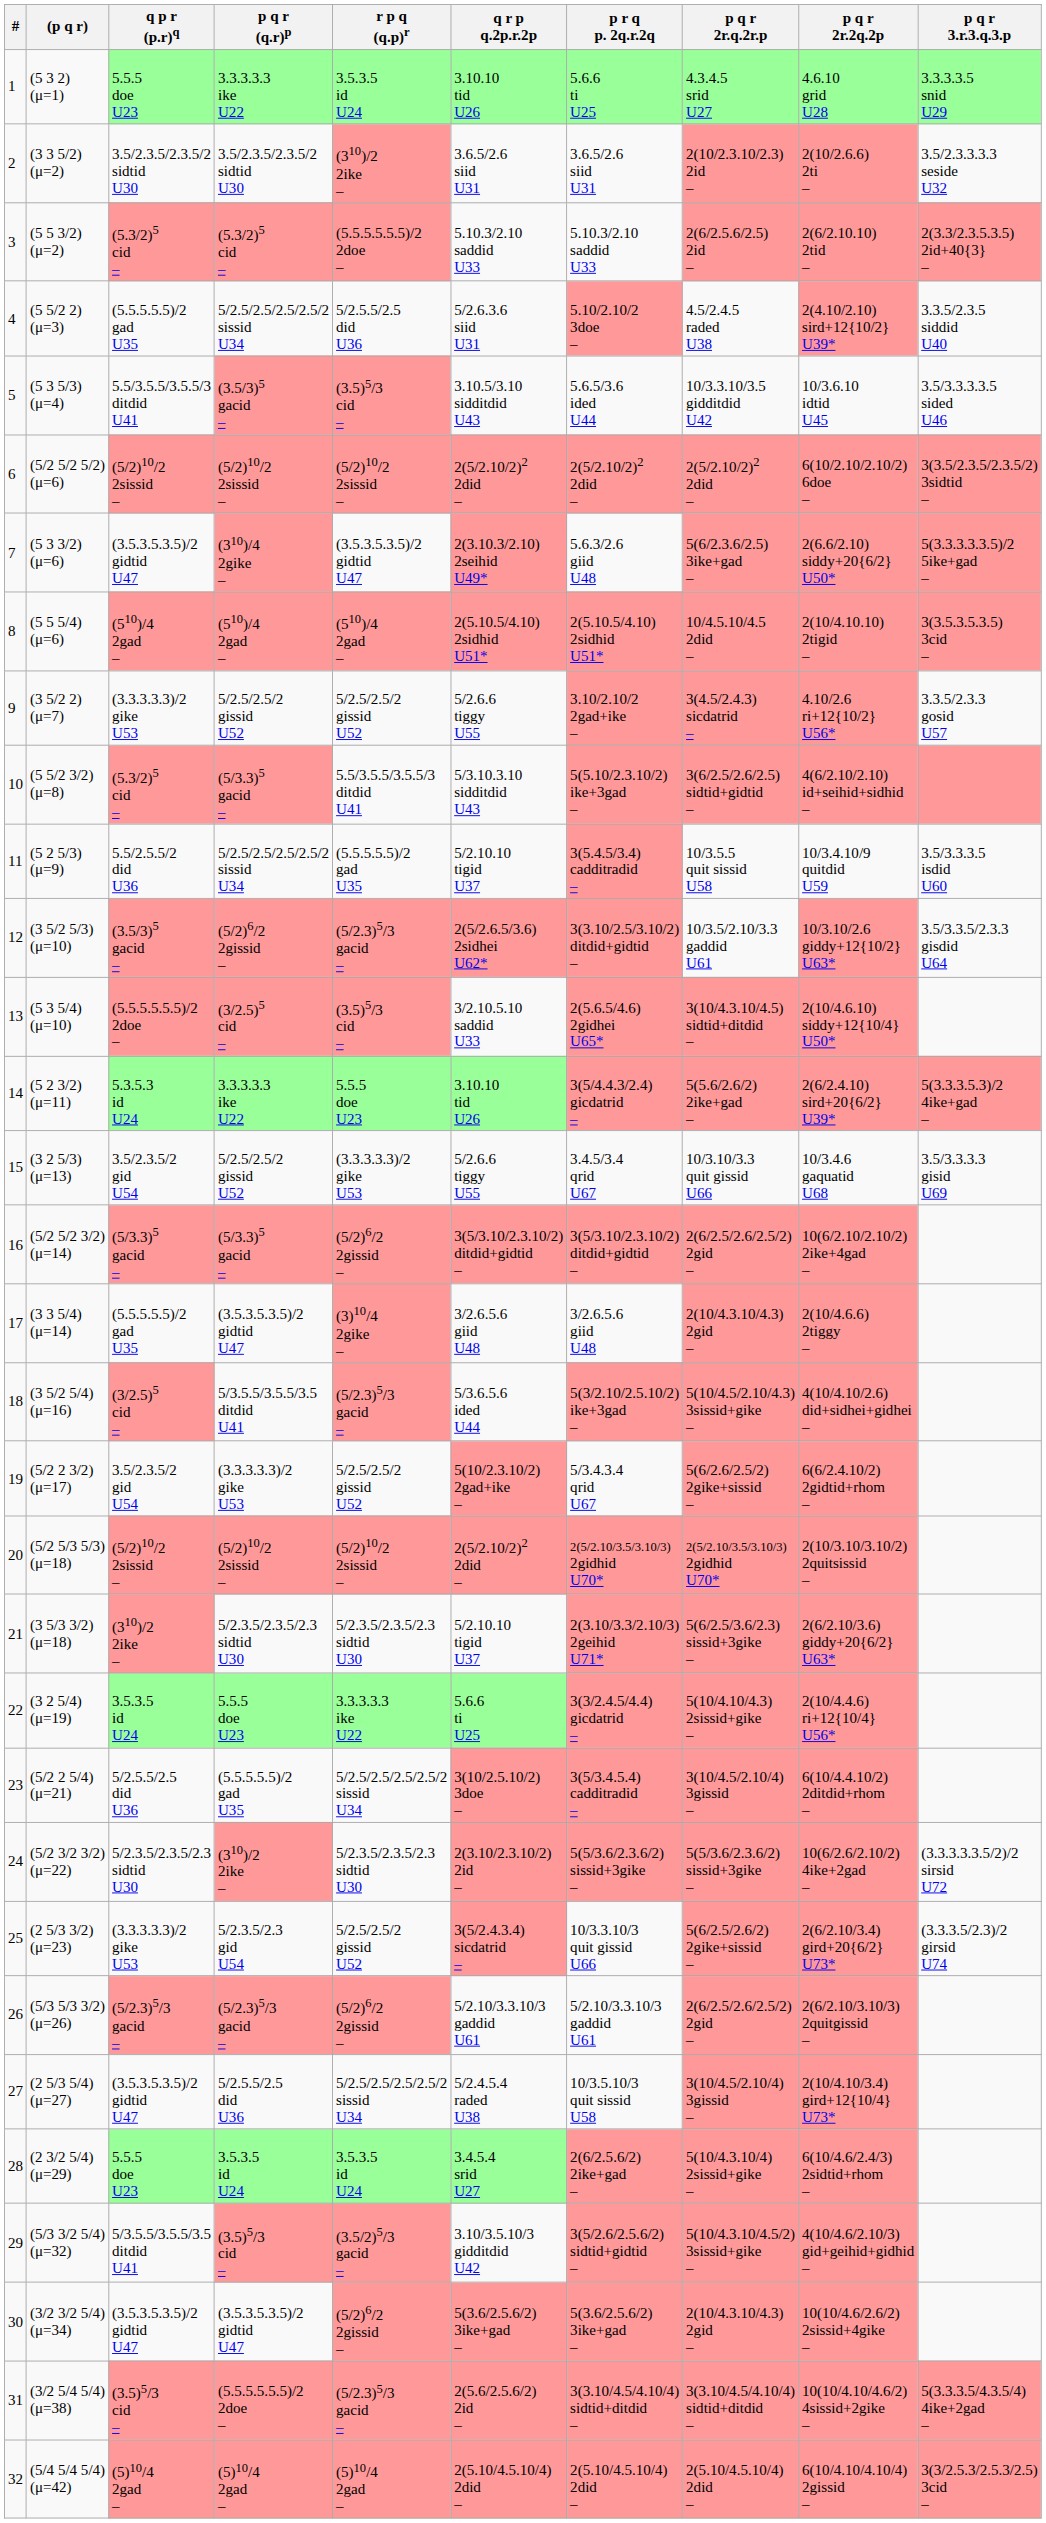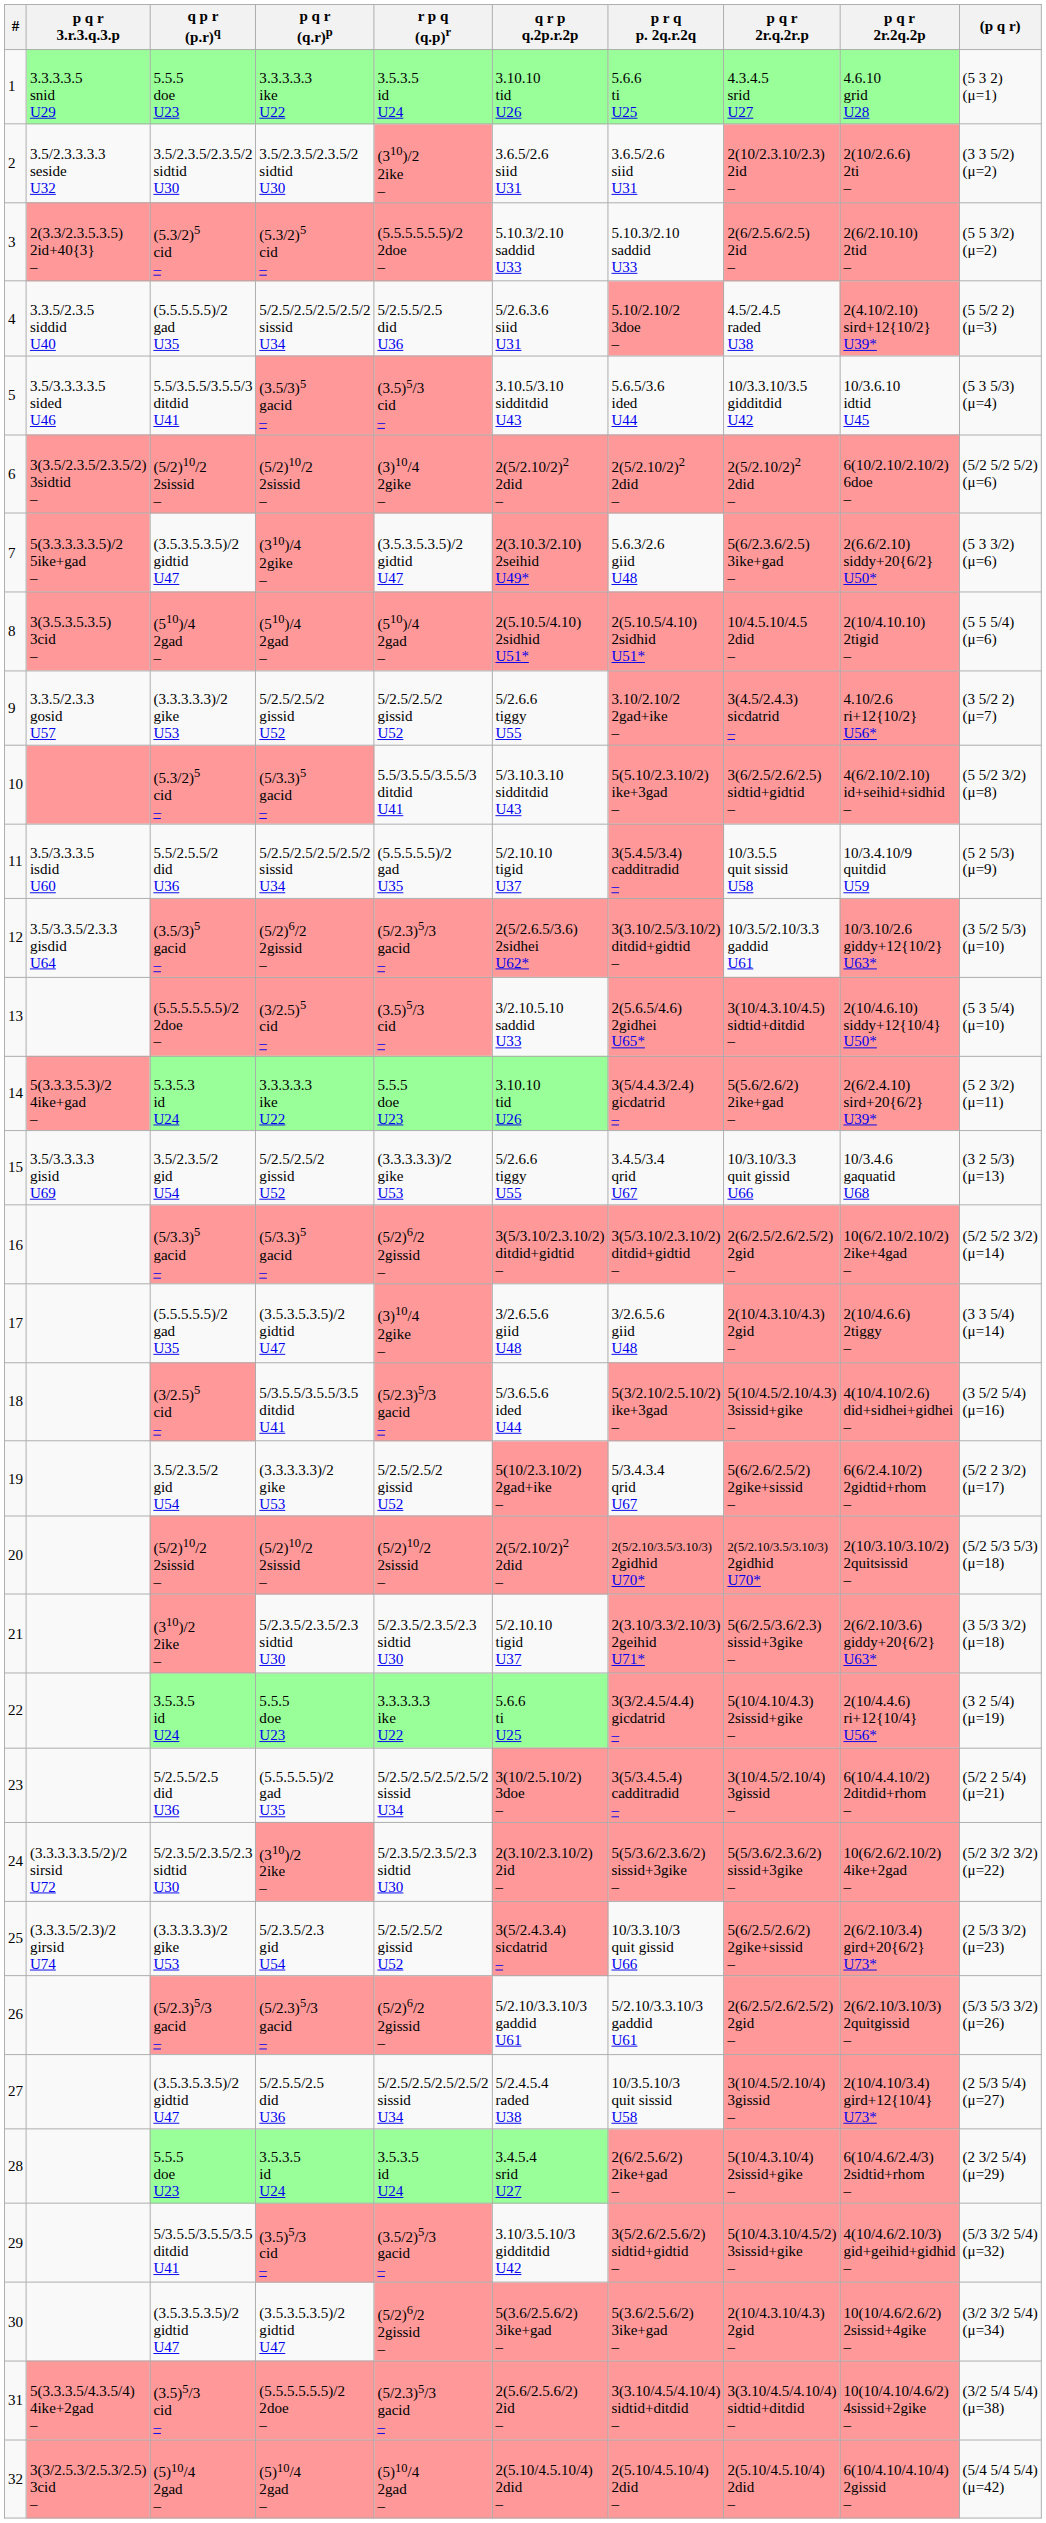columns swapped: (68, 26) <-> (979, 26)
(363, 482) (5/2)10/2 2sissid – -> (398, 482) (3)10/4 2gike –
